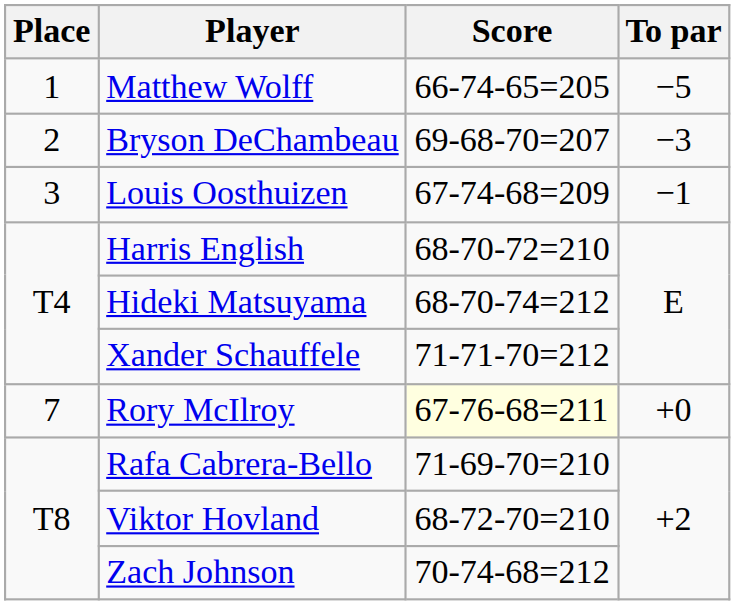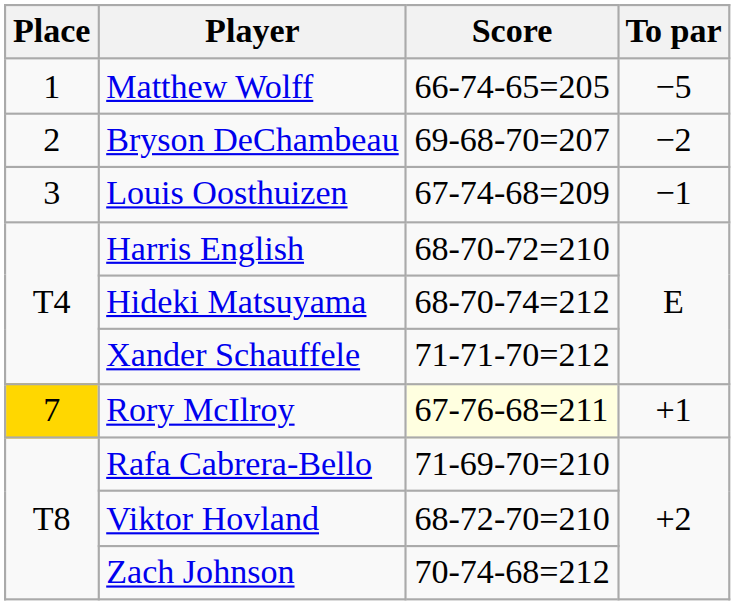(674, 139) −3 -> (674, 139) −2
(52, 409) no background -> (52, 409) gold background
(674, 409) +0 -> (674, 409) +1
